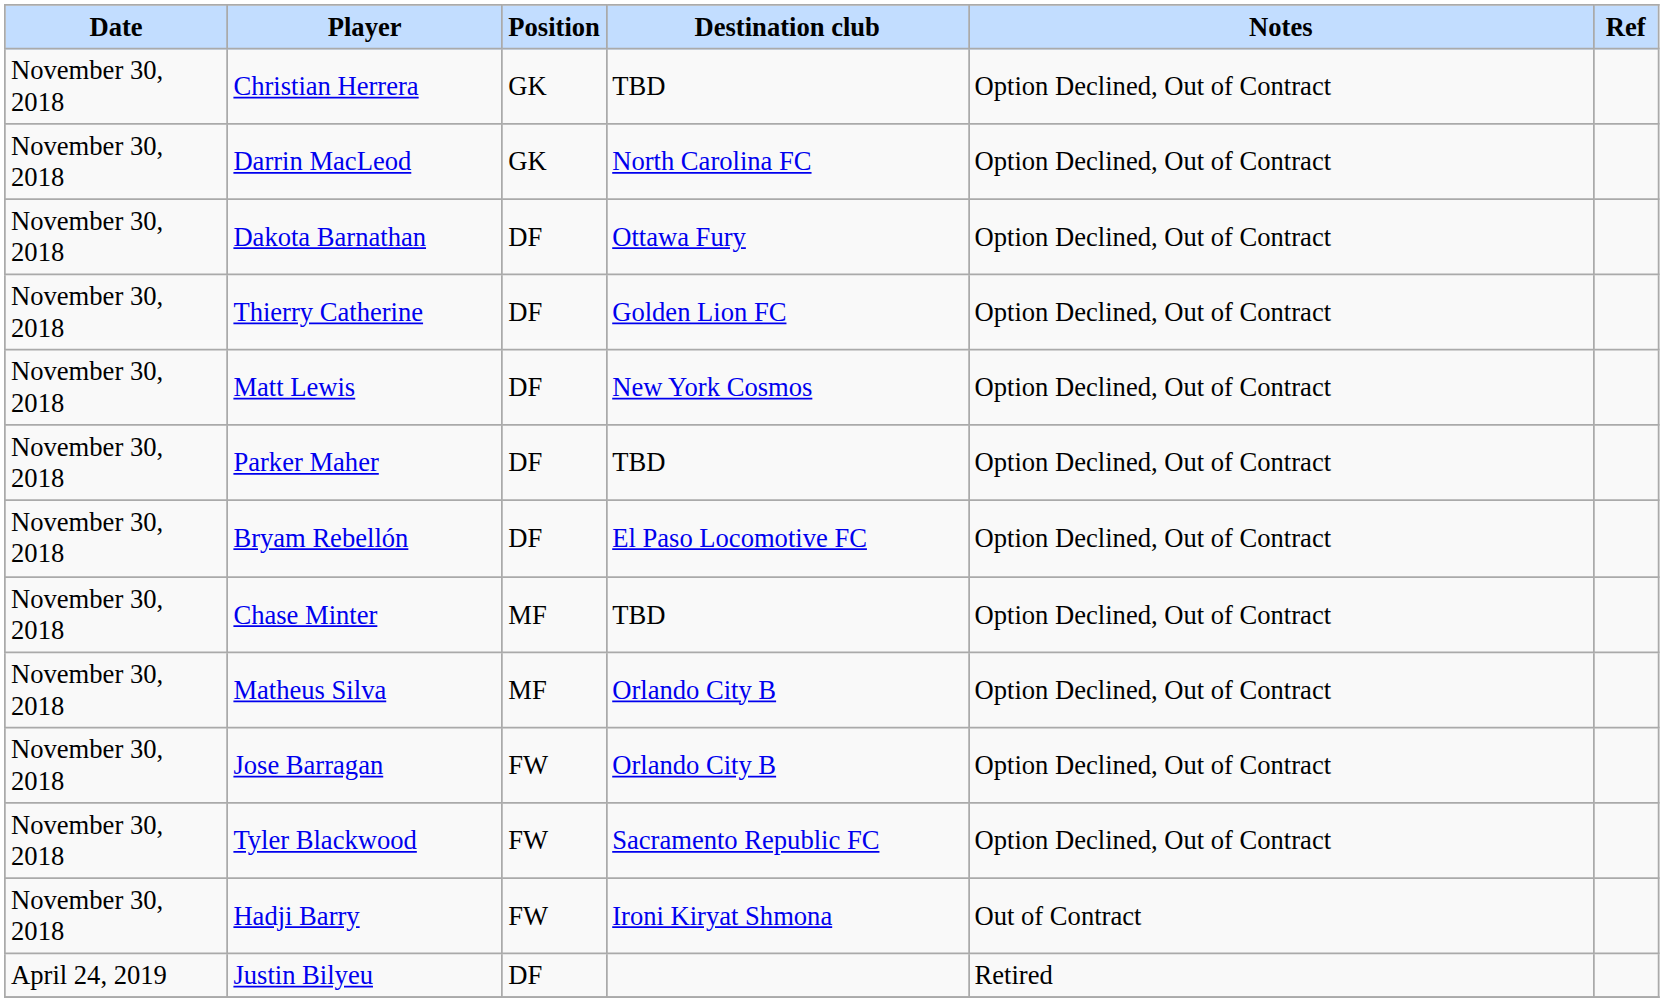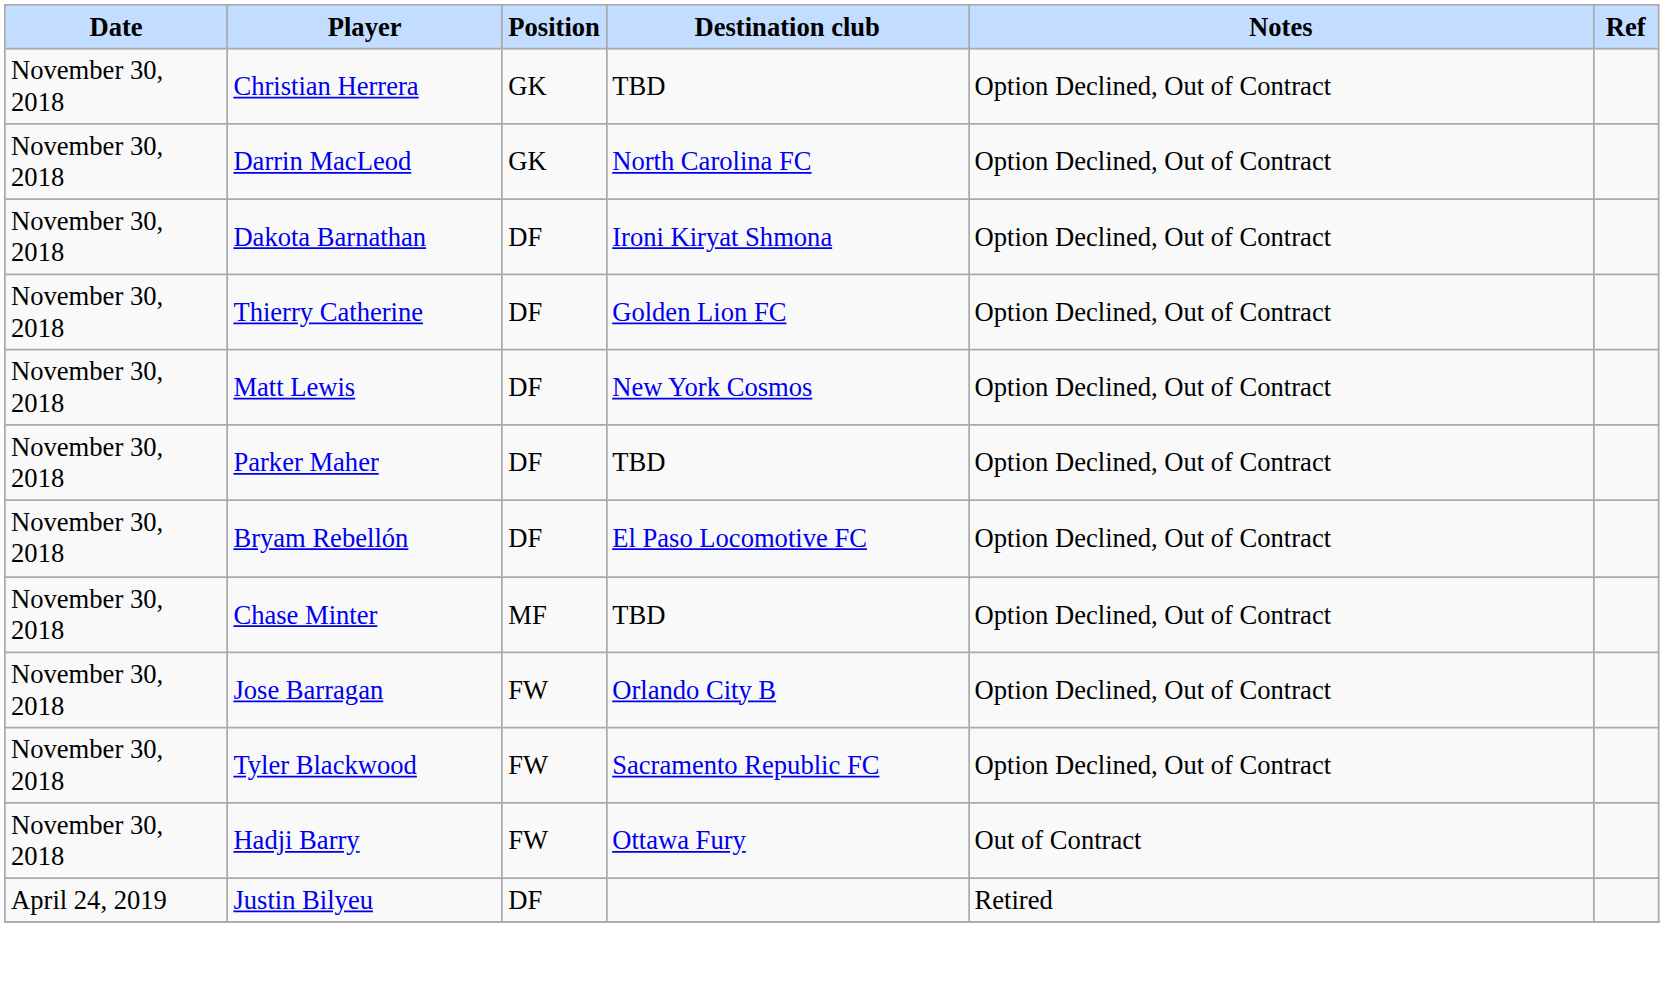(679, 236) Ottawa Fury -> (722, 236) Ironi Kiryat Shmona
- row: (310, 689)
(722, 915) Ironi Kiryat Shmona -> (679, 839) Ottawa Fury
